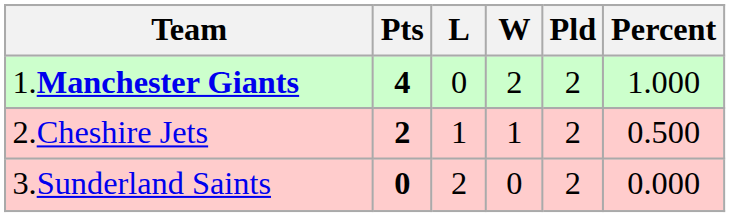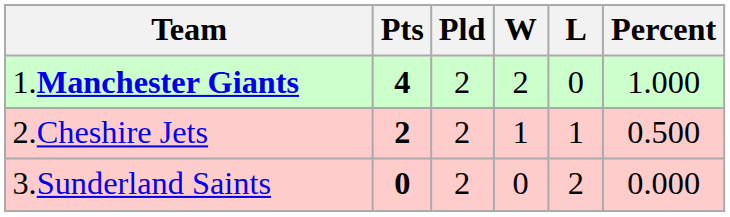columns swapped: (573, 30) <-> (459, 30)
